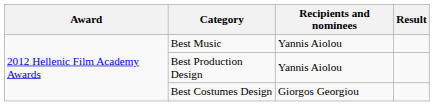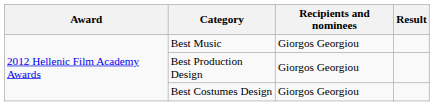(310, 43) Yannis Aiolou -> (318, 43) Giorgos Georgiou
(310, 67) Yannis Aiolou -> (318, 67) Giorgos Georgiou
